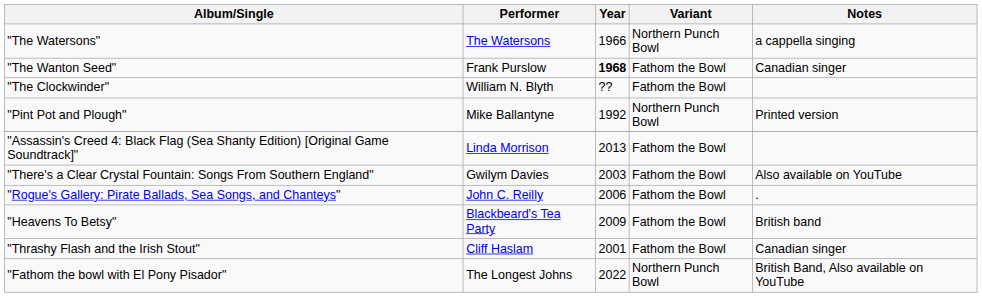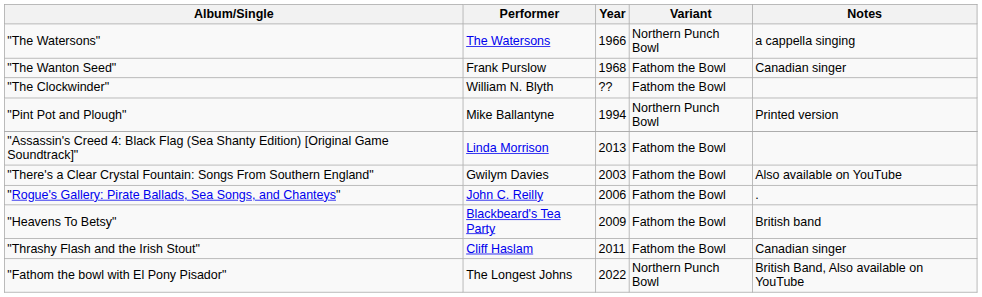(612, 68) bold -> (612, 68) normal
(612, 114) 1992 -> (612, 114) 1994
(612, 248) 2001 -> (612, 248) 2011
